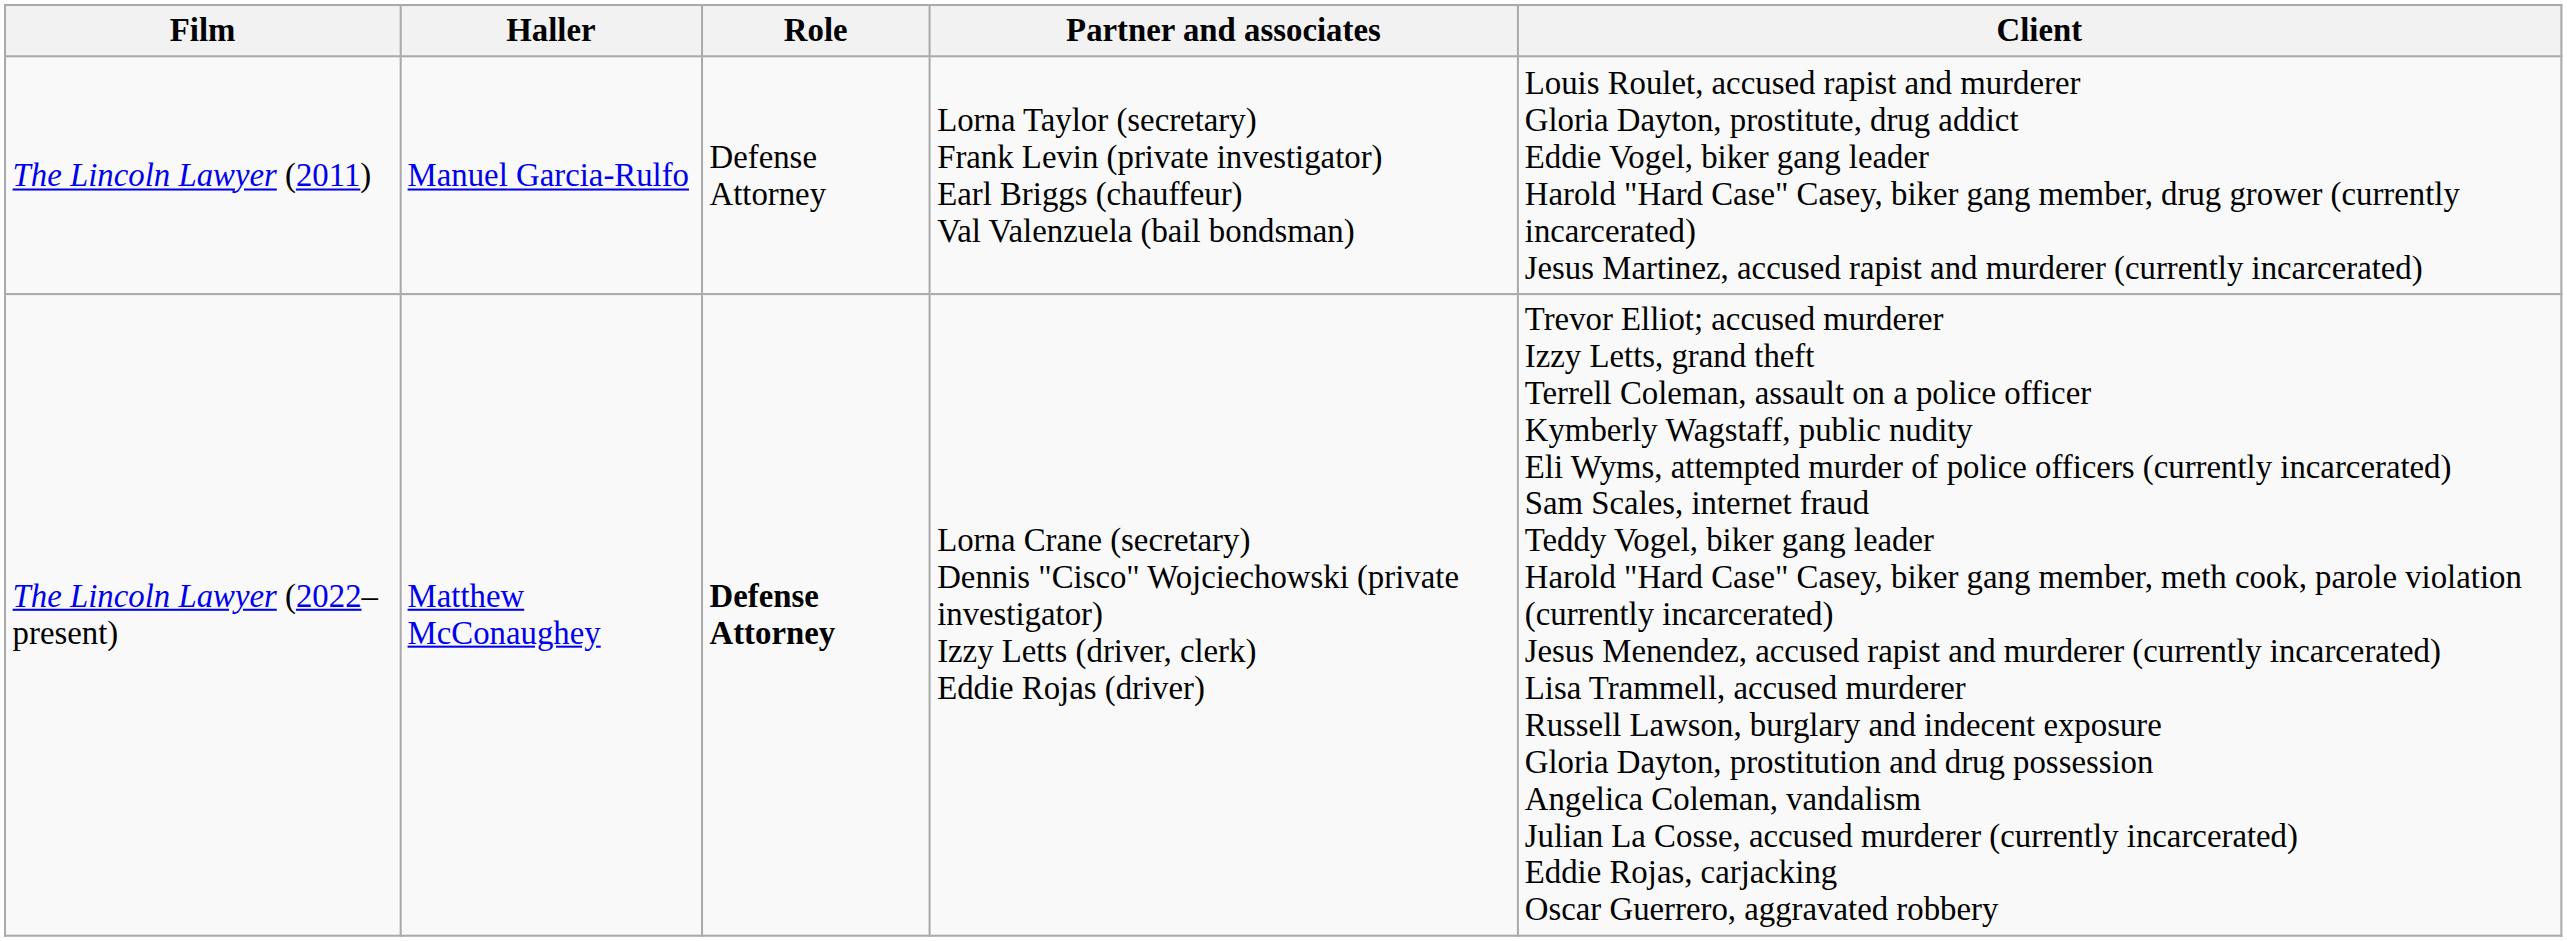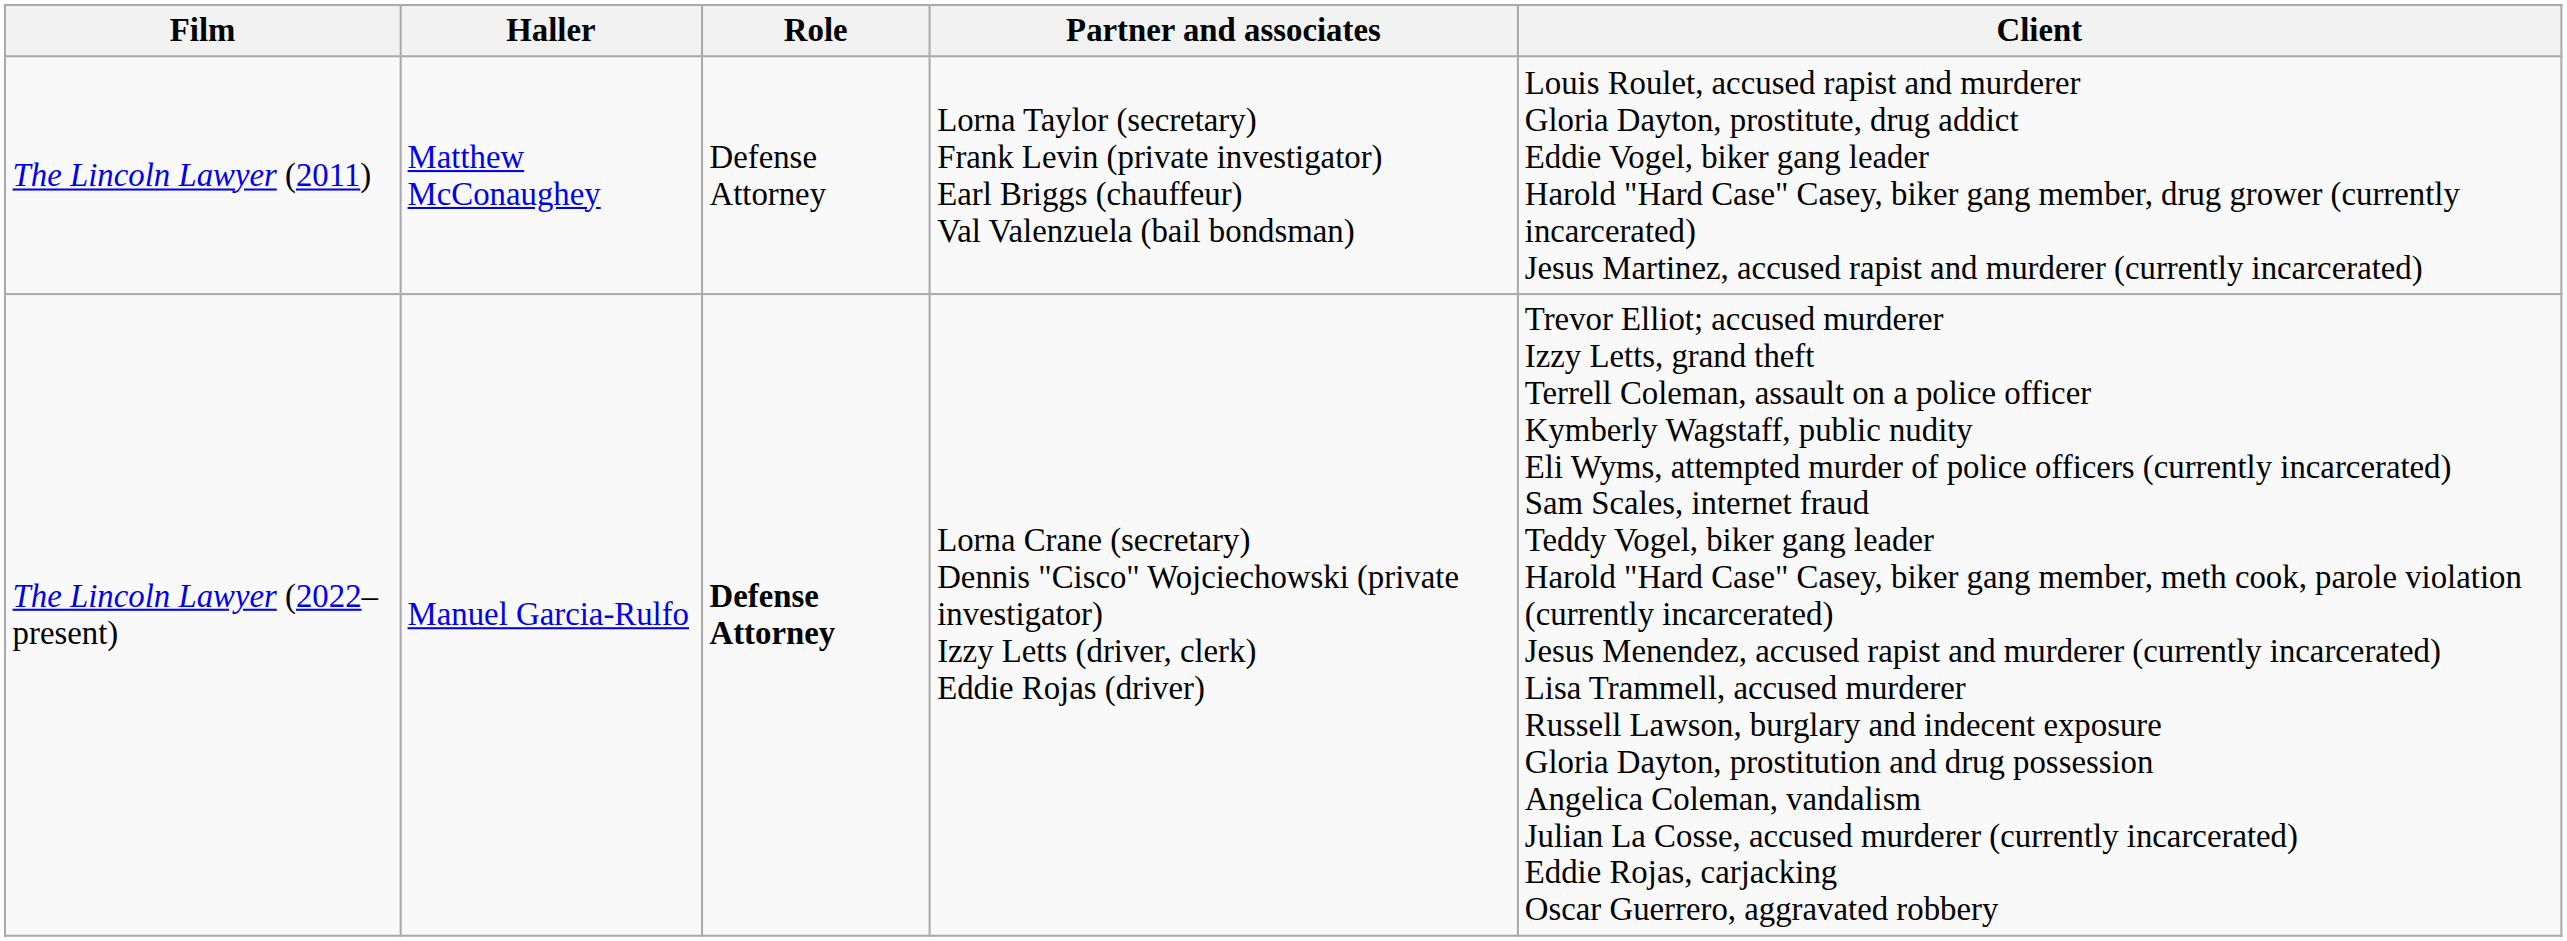(548, 174) Manuel Garcia-Rulfo -> (504, 174) Matthew McConaughey
(504, 614) Matthew McConaughey -> (548, 614) Manuel Garcia-Rulfo
